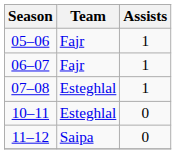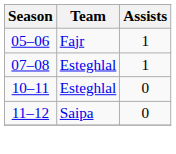- row: (30, 64)
